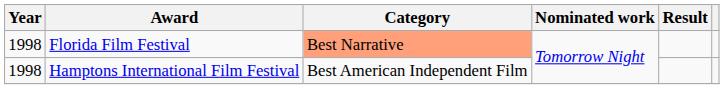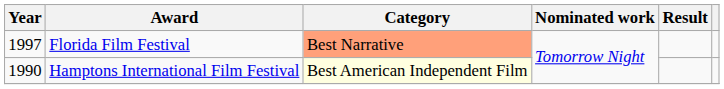(25, 44) 1998 -> (25, 44) 1997
(25, 70) 1998 -> (25, 70) 1990
(417, 70) no background -> (417, 70) lightyellow background
